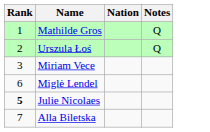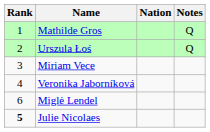+ row: (86, 83)
- row: (67, 118)
